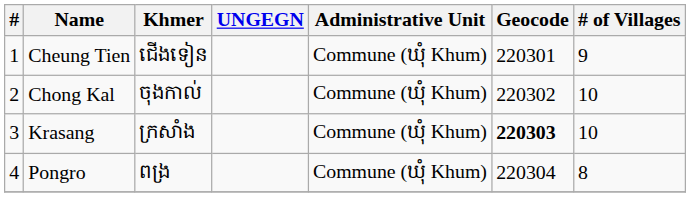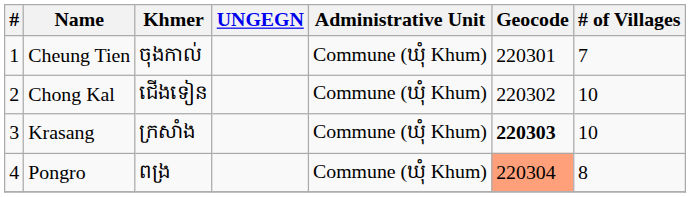(173, 54) ជើងទៀន -> (170, 54) ចុងកាល់
(583, 55) 9 -> (583, 55) 7
(170, 93) ចុងកាល់ -> (173, 93) ជើងទៀន
(526, 172) no background -> (526, 172) lightsalmon background
